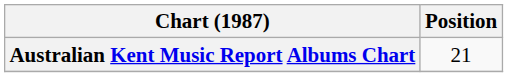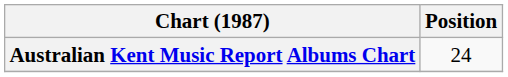(461, 54) 21 -> (461, 54) 24
